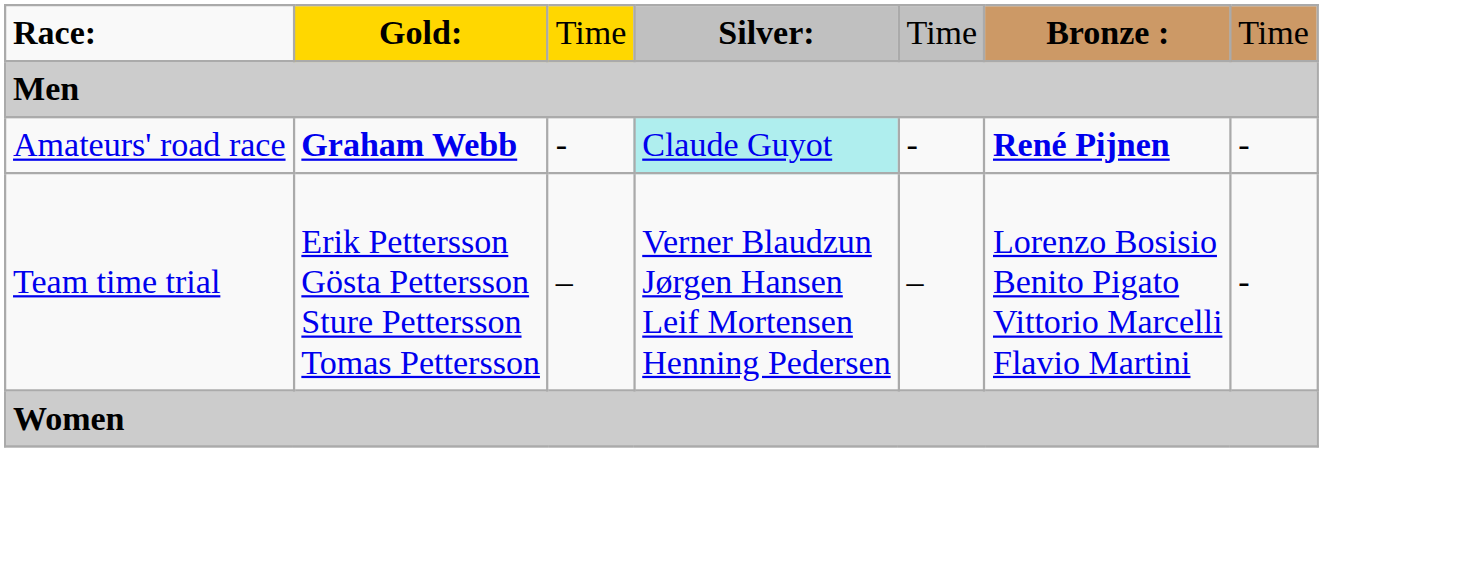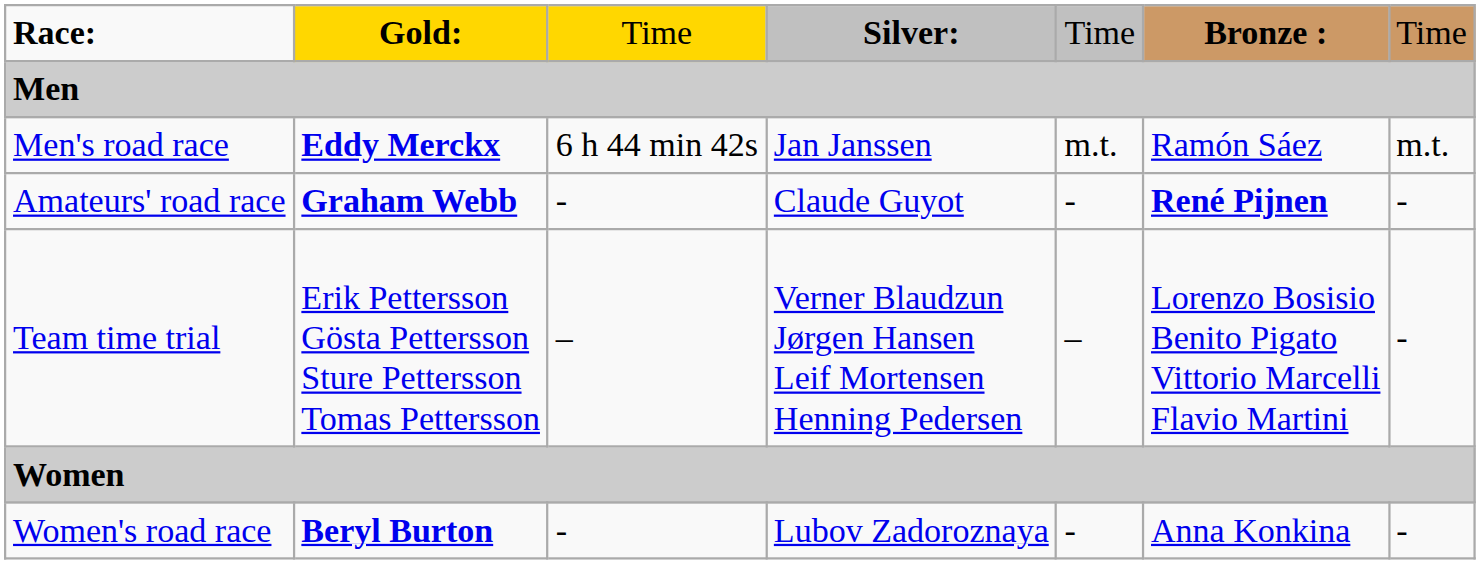+ row: (121, 145)
(737, 145) paleturquoise background -> (869, 201) no background
+ row: (142, 530)
